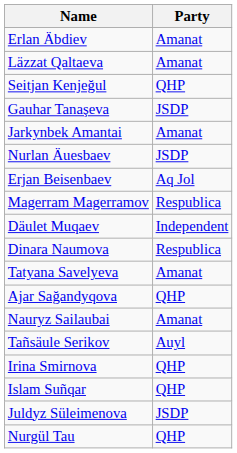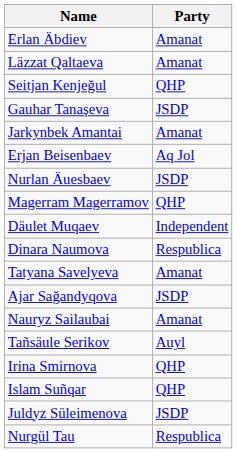rows swapped: (59, 156) <-> (60, 179)
(188, 202) Respublica -> (170, 202) QHP
(170, 296) QHP -> (172, 296) JSDP
(170, 436) QHP -> (188, 436) Respublica
